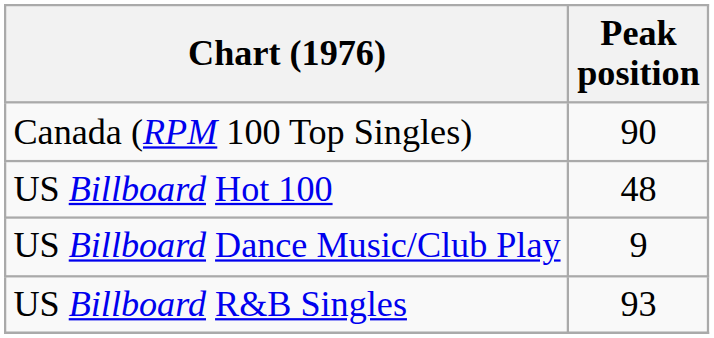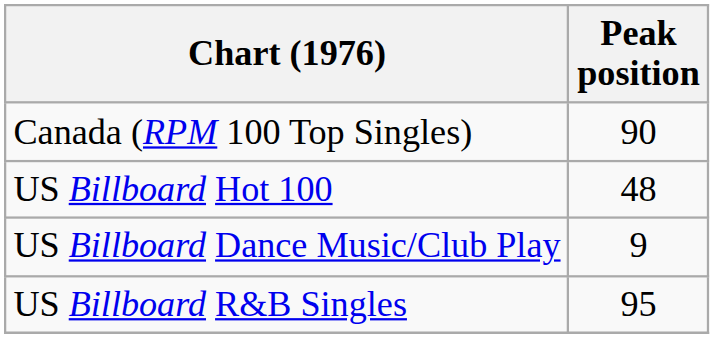(639, 303) 93 -> (639, 303) 95
